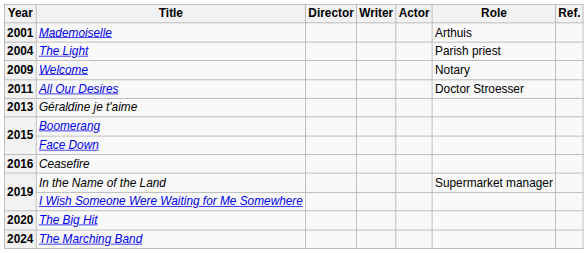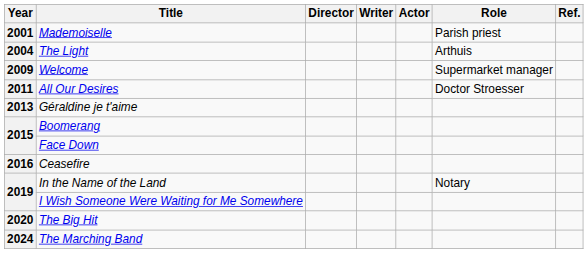(453, 32) Arthuis -> (468, 32) Parish priest
(468, 51) Parish priest -> (453, 51) Arthuis
(452, 70) Notary -> (494, 70) Supermarket manager
(494, 182) Supermarket manager -> (452, 182) Notary
